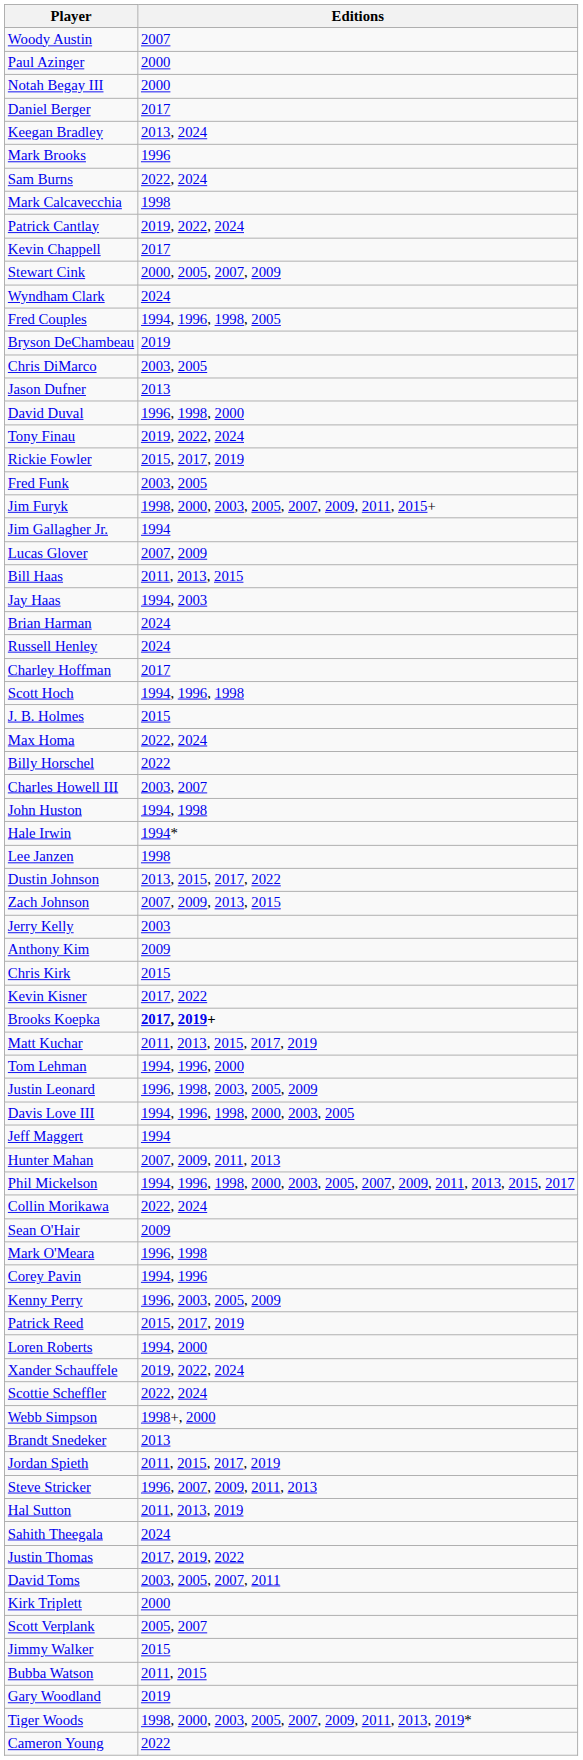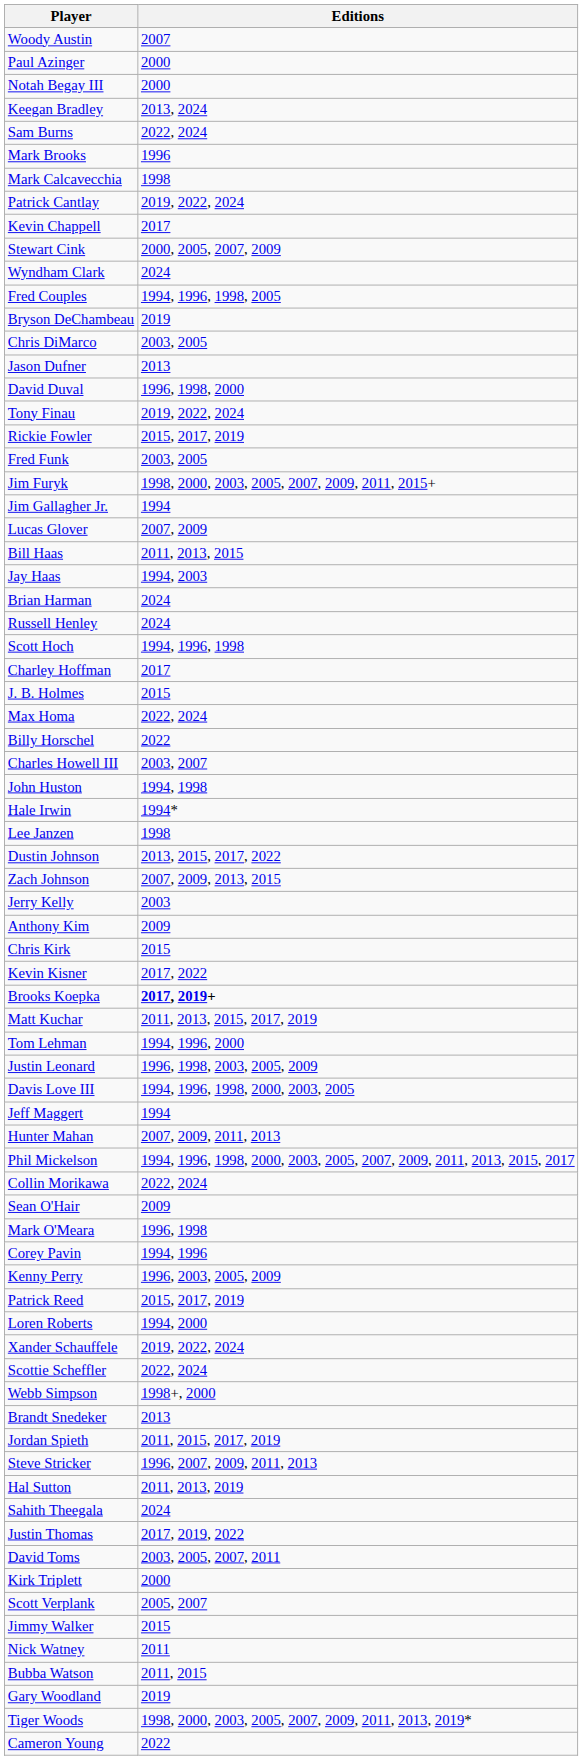- row: (49, 109)
rows swapped: (47, 156) <-> (40, 179)
rows swapped: (41, 693) <-> (59, 669)
+ row: (46, 1650)
